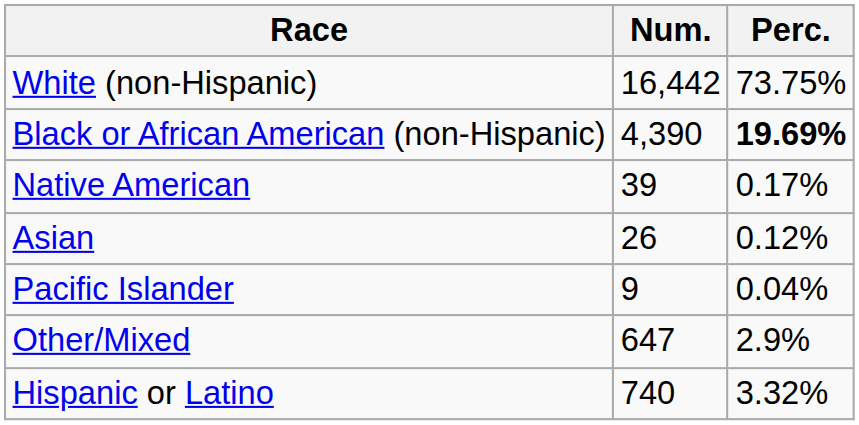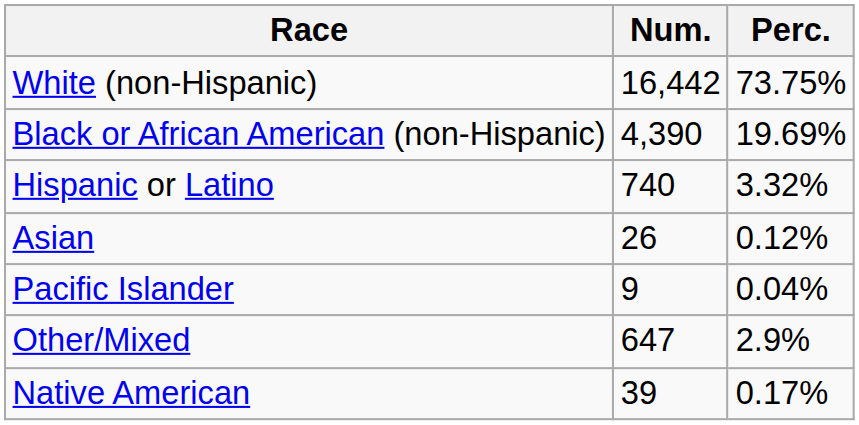(791, 133) bold -> (791, 133) normal
rows swapped: (131, 185) <-> (143, 392)
